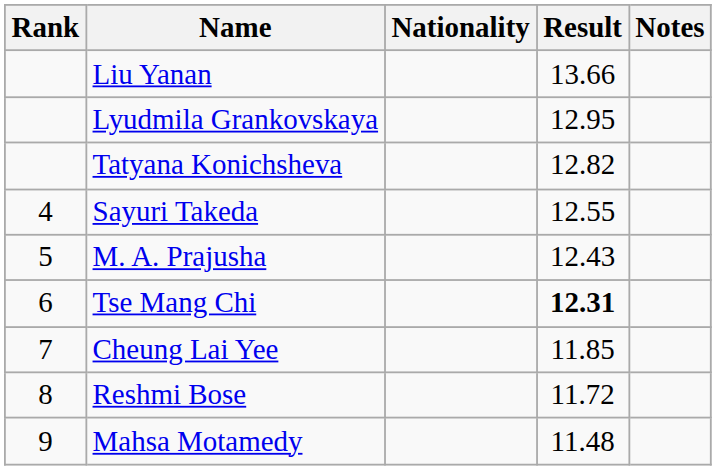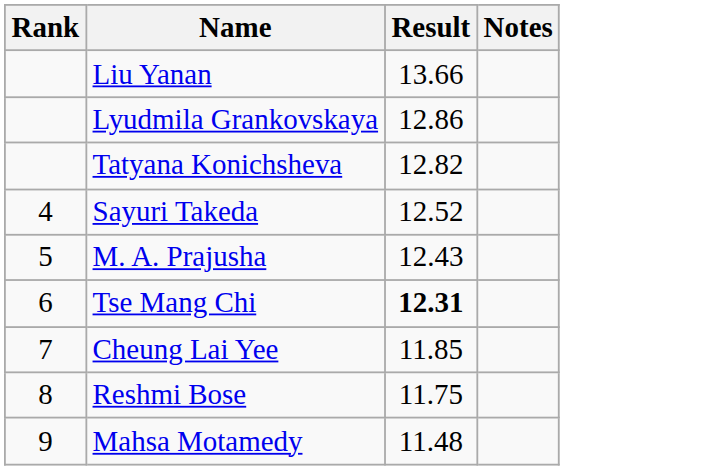- column: (461, 27)
(583, 119) 12.95 -> (431, 119) 12.86
(583, 211) 12.55 -> (431, 211) 12.52
(583, 394) 11.72 -> (431, 394) 11.75
